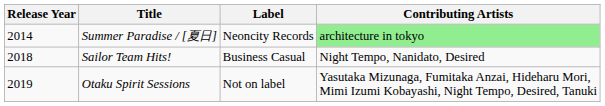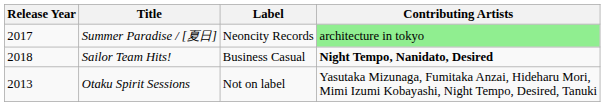(20, 35) 2014 -> (20, 35) 2017
(402, 56) normal -> (406, 56) bold
(20, 84) 2019 -> (20, 84) 2013
